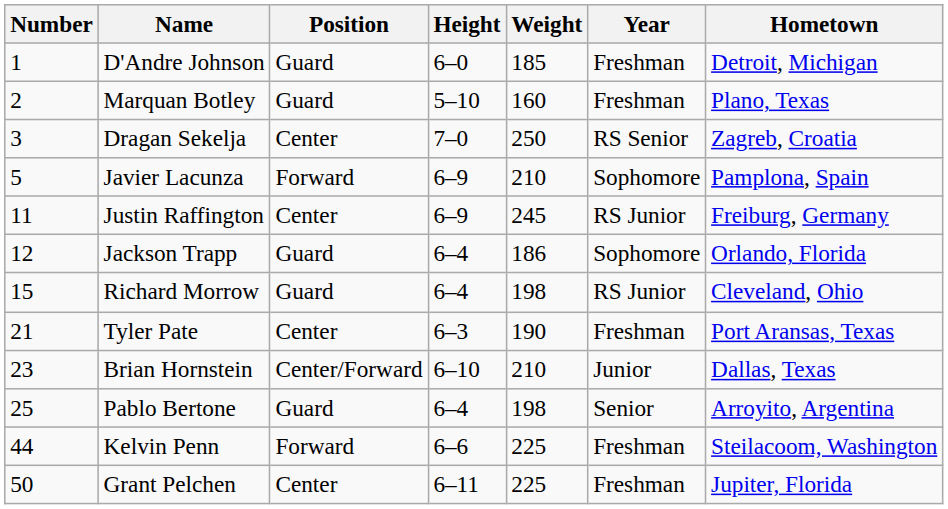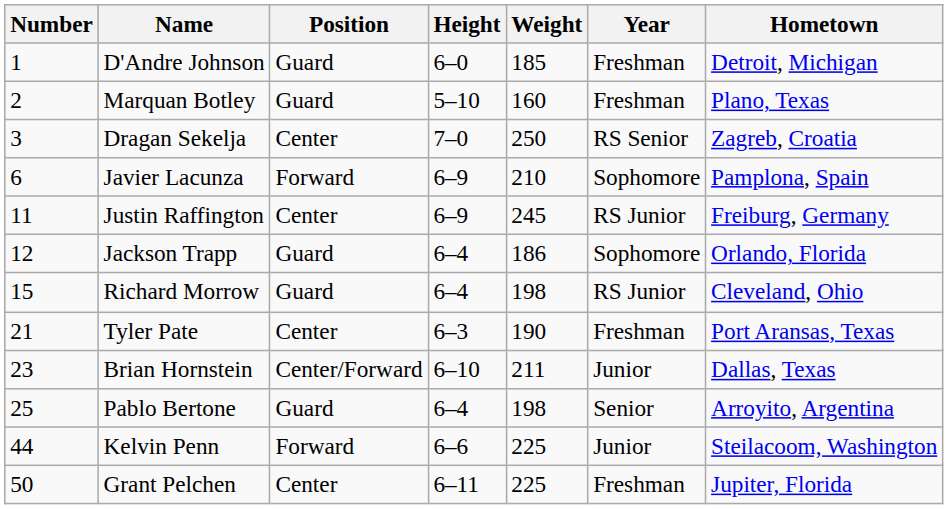(16, 177) 5 -> (16, 177) 6
(529, 368) 210 -> (528, 368) 211
(639, 445) Freshman -> (622, 445) Junior
